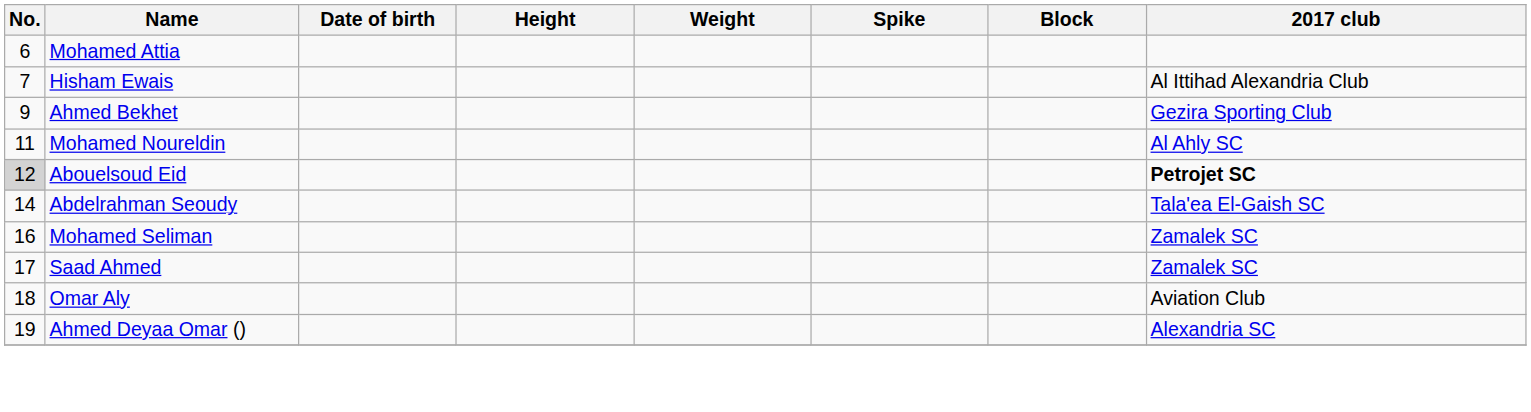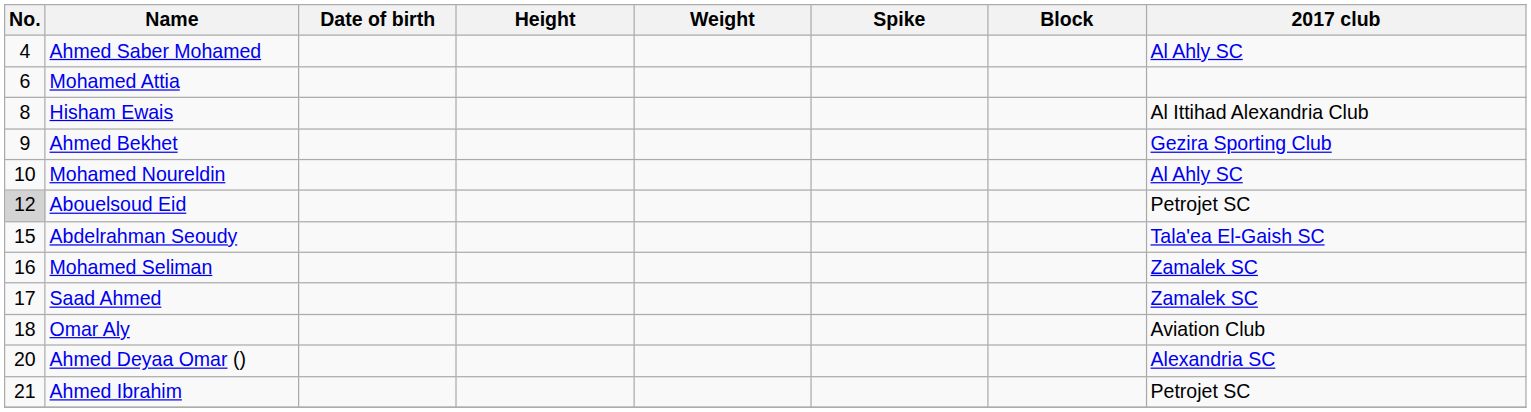+ row: (155, 50)
(25, 81) 7 -> (25, 112) 8
(25, 143) 11 -> (25, 174) 10
(1203, 174) bold -> (1200, 205) normal
(25, 205) 14 -> (25, 236) 15
(25, 329) 19 -> (25, 360) 20
+ row: (116, 391)
